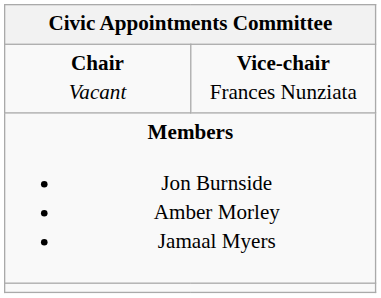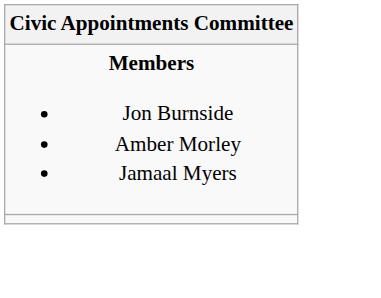- row: (98, 77)
